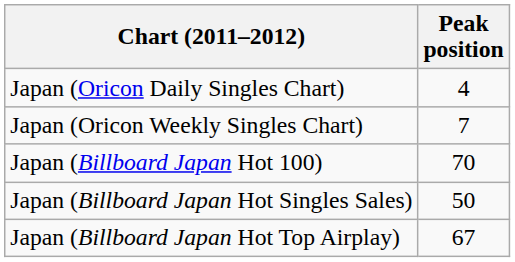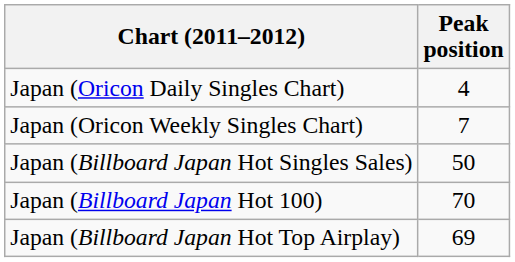rows swapped: (166, 162) <-> (211, 200)
(464, 237) 67 -> (464, 237) 69
